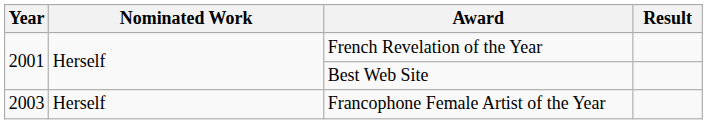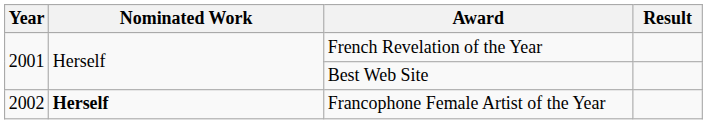(27, 103) 2003 -> (27, 103) 2002
(79, 103) normal -> (81, 103) bold
